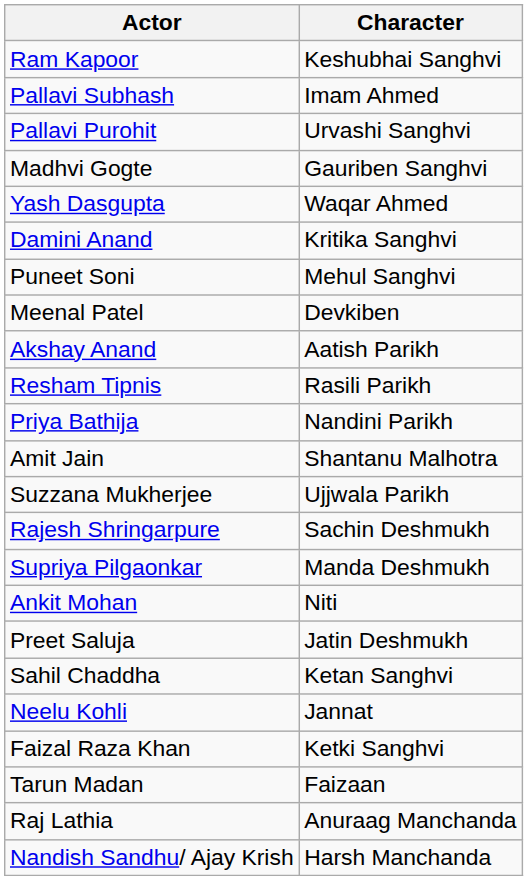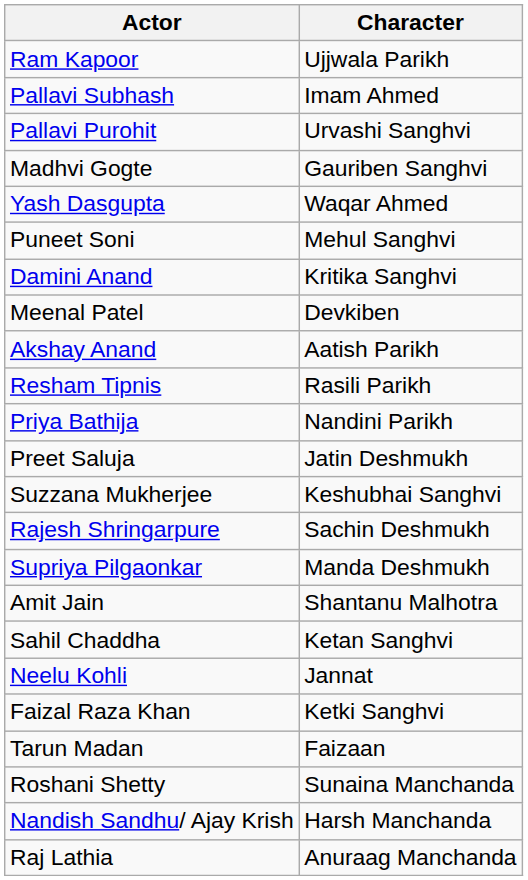(403, 58) Keshubhai Sanghvi -> (377, 58) Ujjwala Parikh
rows swapped: (72, 276) <-> (81, 240)
rows swapped: (57, 458) <-> (72, 639)
(377, 494) Ujjwala Parikh -> (403, 494) Keshubhai Sanghvi
- row: (74, 603)
+ row: (88, 784)
rows swapped: (152, 857) <-> (62, 820)
